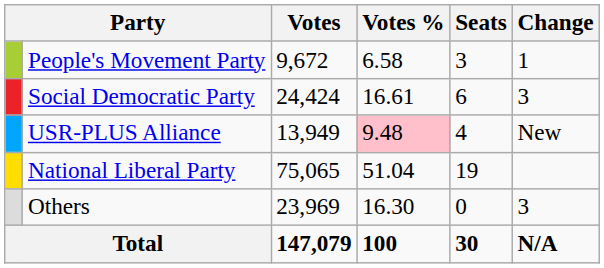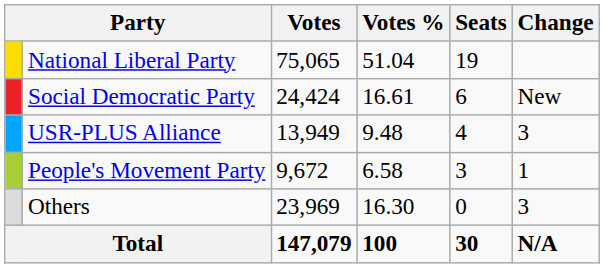rows swapped: (132, 170) <-> (147, 59)
(523, 96) 3 -> (539, 96) New
(383, 133) pink background -> (383, 133) no background
(539, 133) New -> (523, 133) 3
